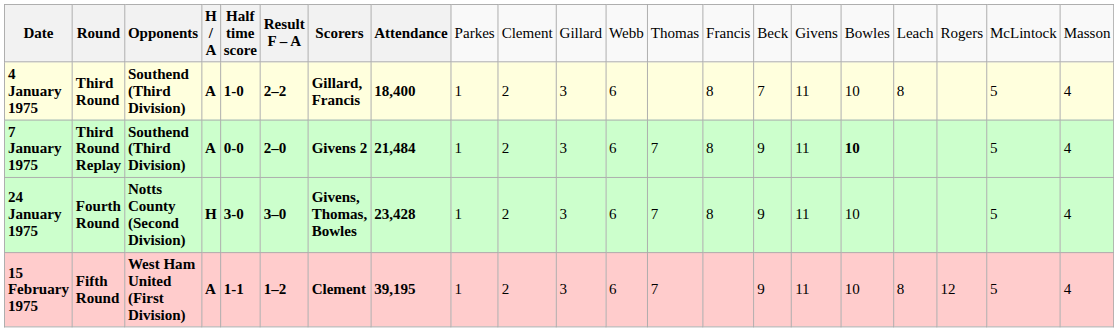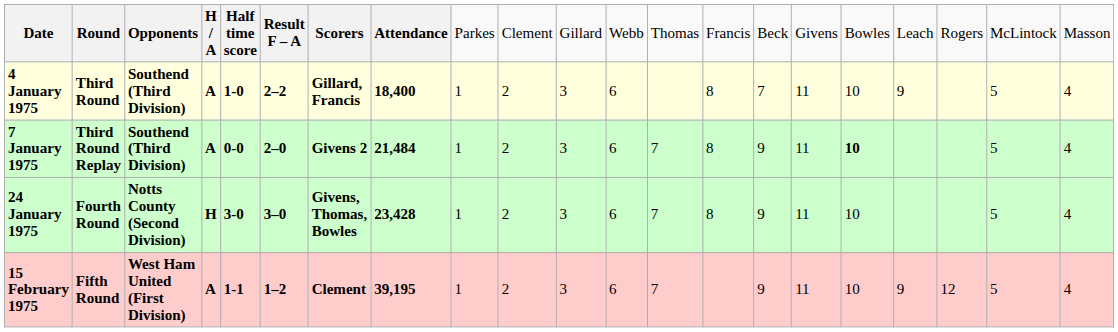(901, 91) 8 -> (901, 91) 9
(901, 289) 8 -> (901, 289) 9
